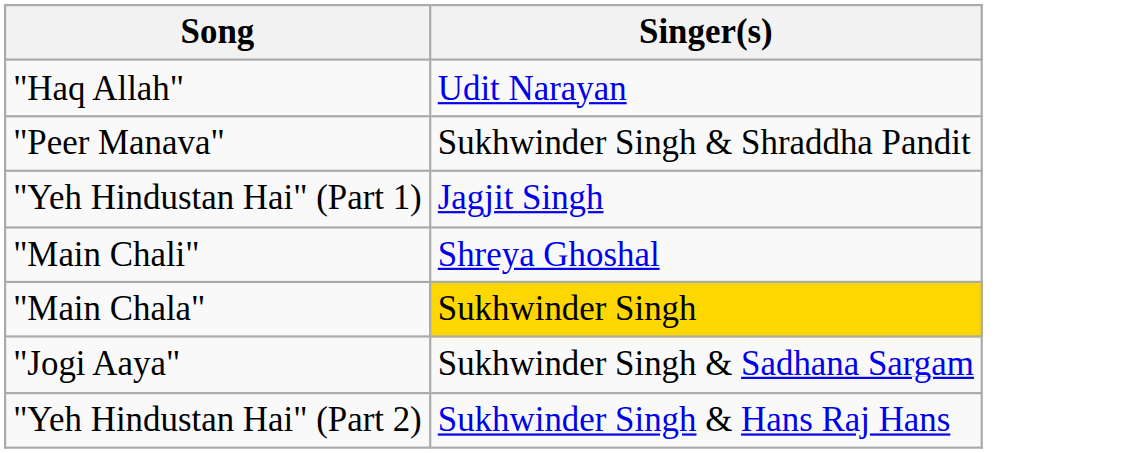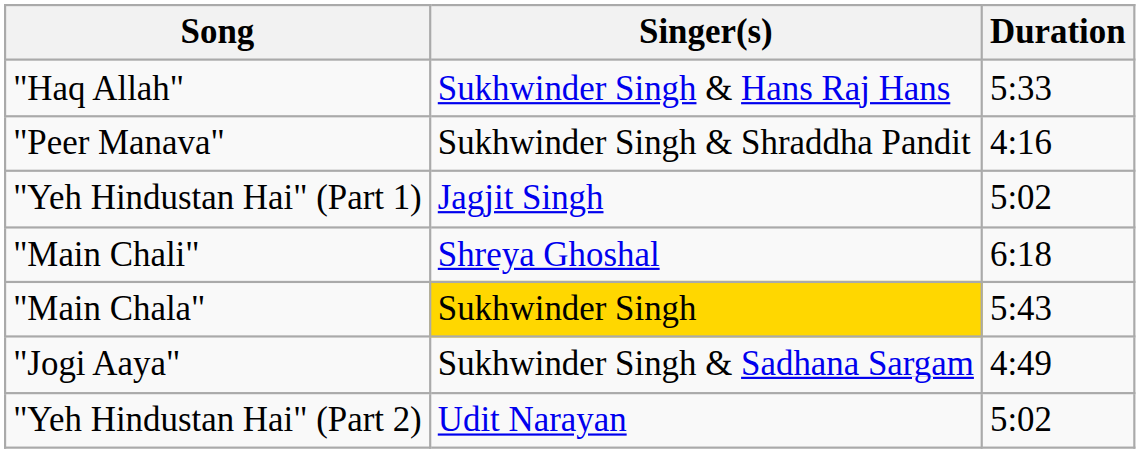+ column: (1058, 32)
(532, 87) Udit Narayan -> (694, 87) Sukhwinder Singh & Hans Raj Hans
(694, 419) Sukhwinder Singh & Hans Raj Hans -> (532, 419) Udit Narayan
